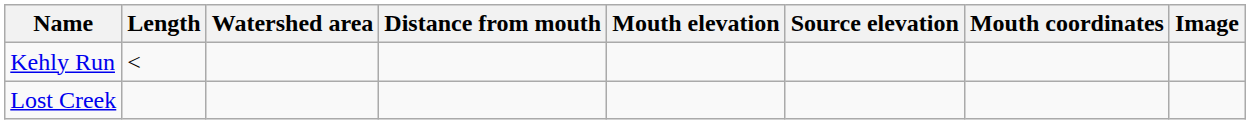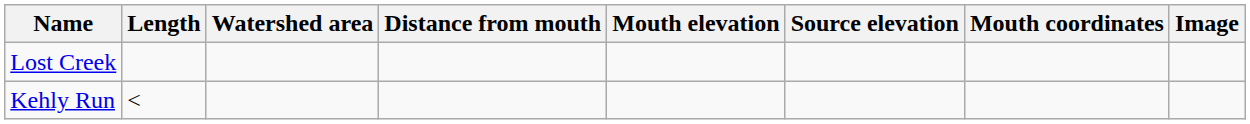rows swapped: (63, 99) <-> (63, 61)
